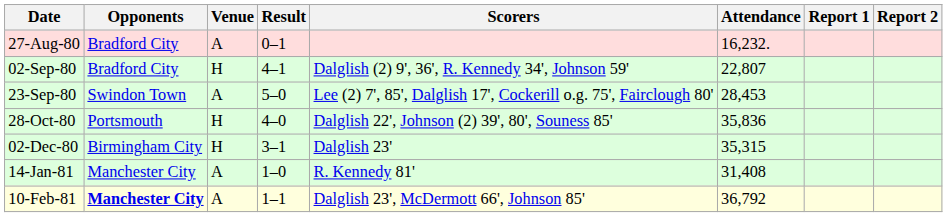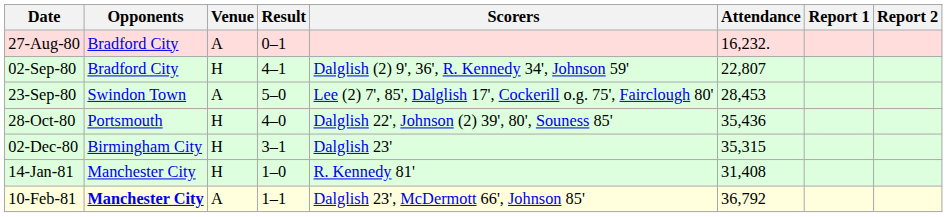(744, 120) 35,836 -> (744, 120) 35,436
(217, 172) A -> (217, 172) H
